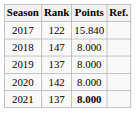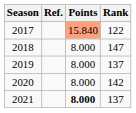columns swapped: (57, 13) <-> (119, 13)
(89, 30) no background -> (83, 30) lightsalmon background
